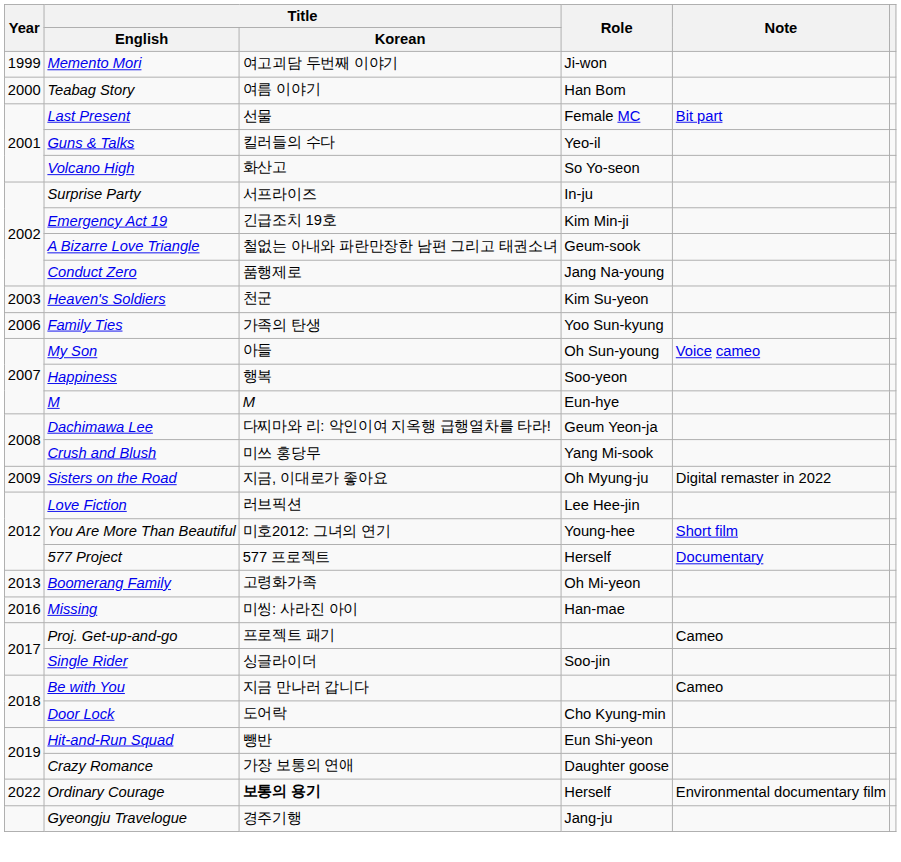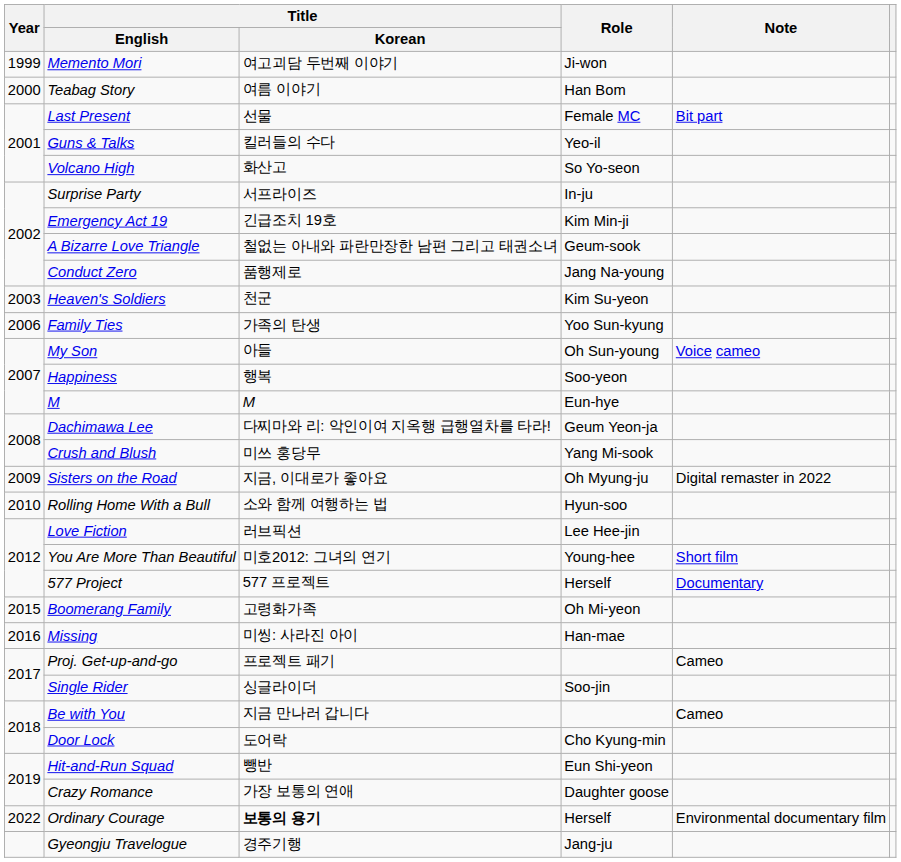+ row: (129, 505)
(24, 583) 2013 -> (24, 609) 2015
